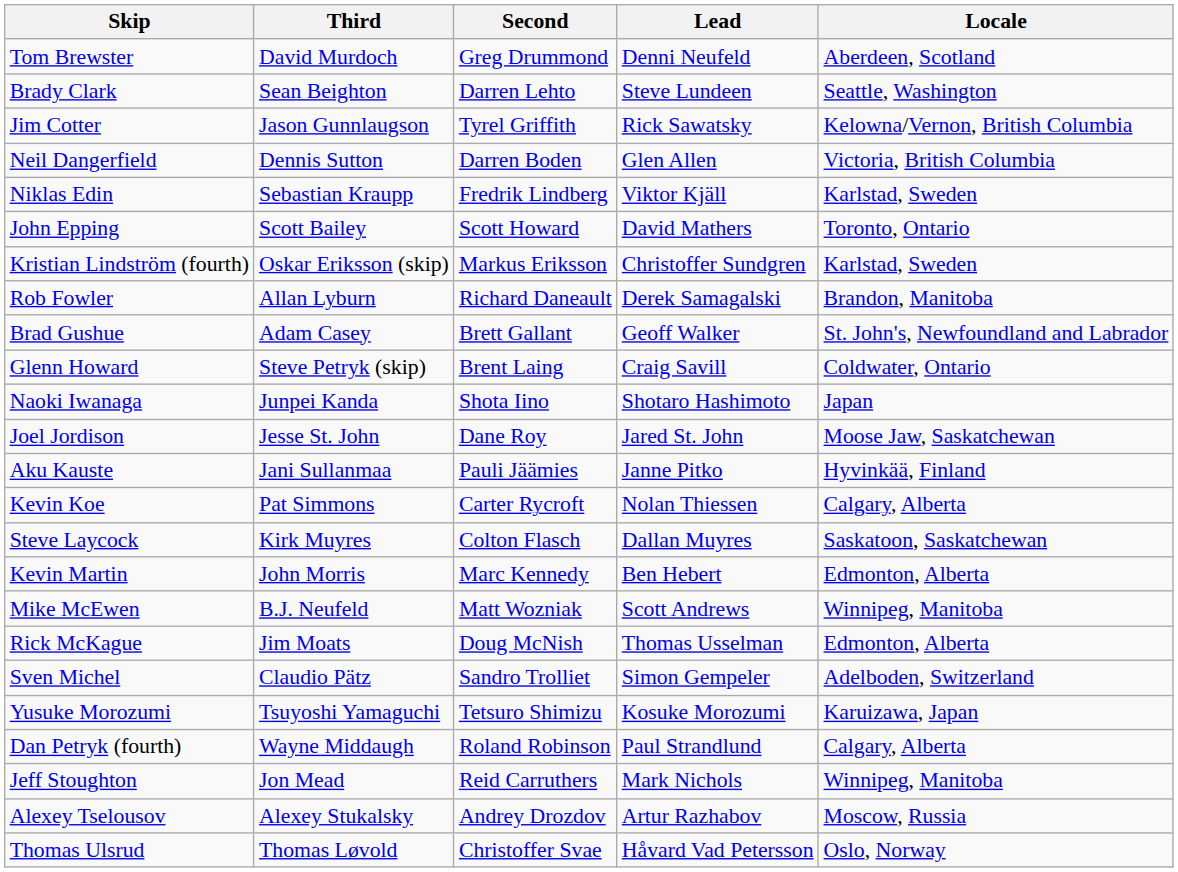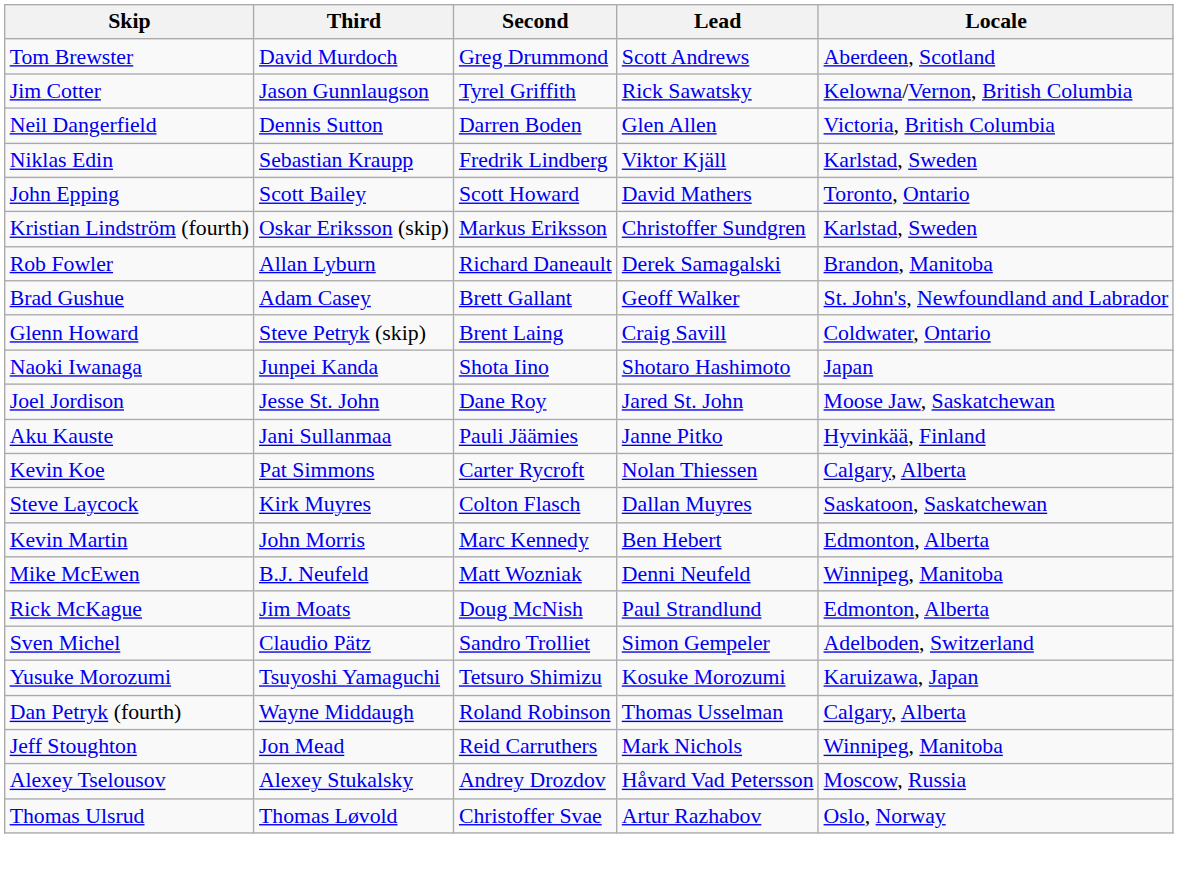(686, 56) Denni Neufeld -> (686, 56) Scott Andrews
- row: (63, 90)
(686, 608) Scott Andrews -> (686, 573) Denni Neufeld
(702, 642) Thomas Usselman -> (692, 608) Paul Strandlund
(692, 746) Paul Strandlund -> (702, 711) Thomas Usselman
(692, 815) Artur Razhabov -> (718, 780) Håvard Vad Petersson
(718, 849) Håvard Vad Petersson -> (692, 815) Artur Razhabov
